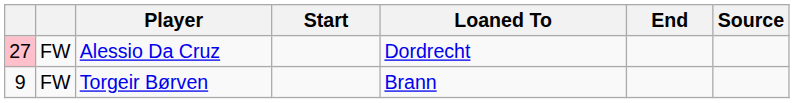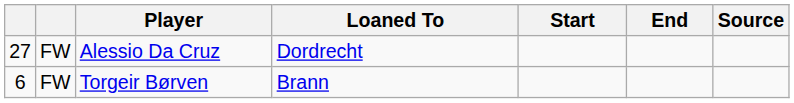columns swapped: (503, 20) <-> (326, 20)
(20, 51) pink background -> (20, 51) no background
(20, 82) 9 -> (20, 82) 6
